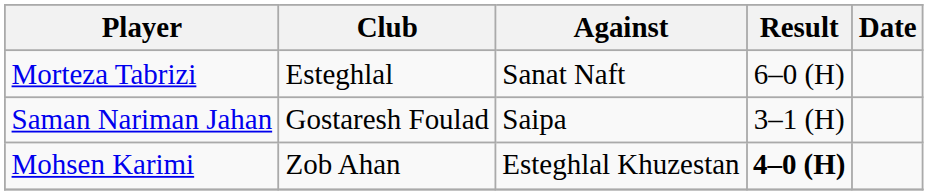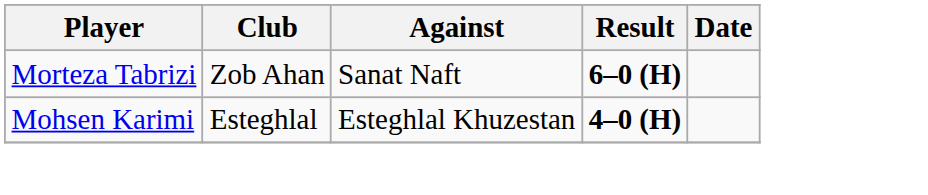(339, 73) Esteghlal -> (267, 73) Zob Ahan
(799, 73) normal -> (635, 73) bold
- row: (142, 119)
(343, 165) Zob Ahan -> (264, 119) Esteghlal
